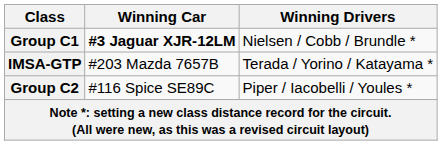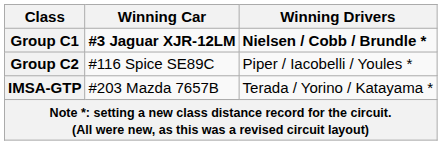(329, 40) normal -> (334, 40) bold
rows swapped: (45, 88) <-> (45, 64)
